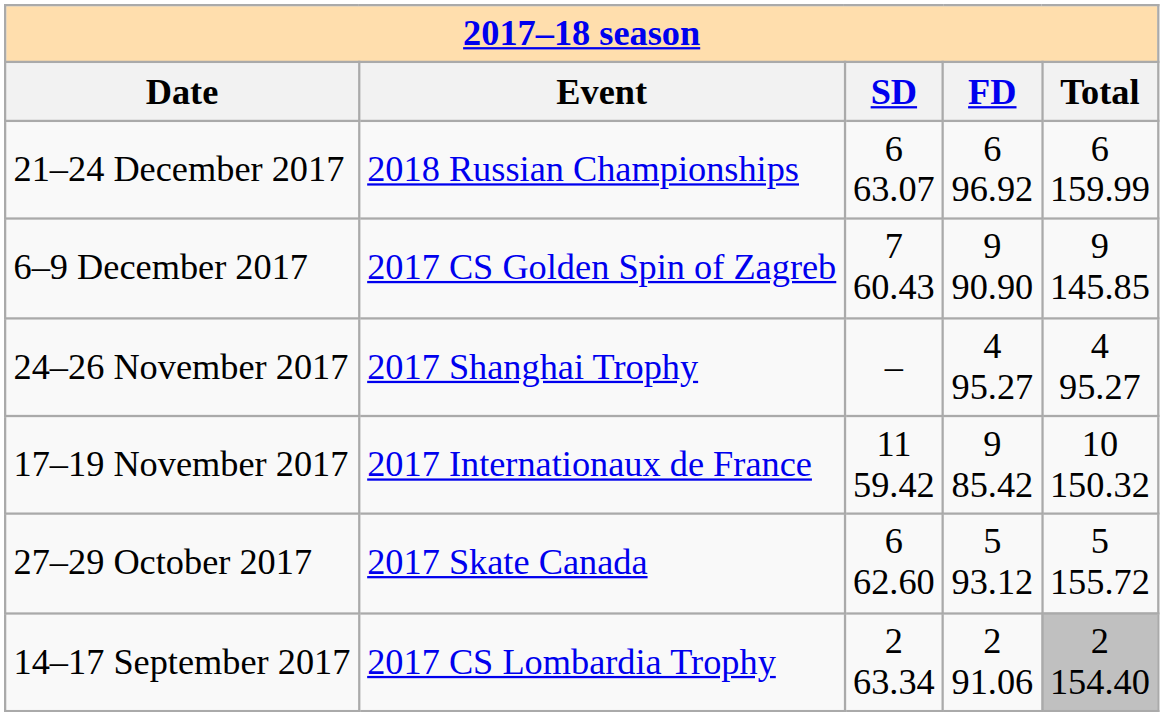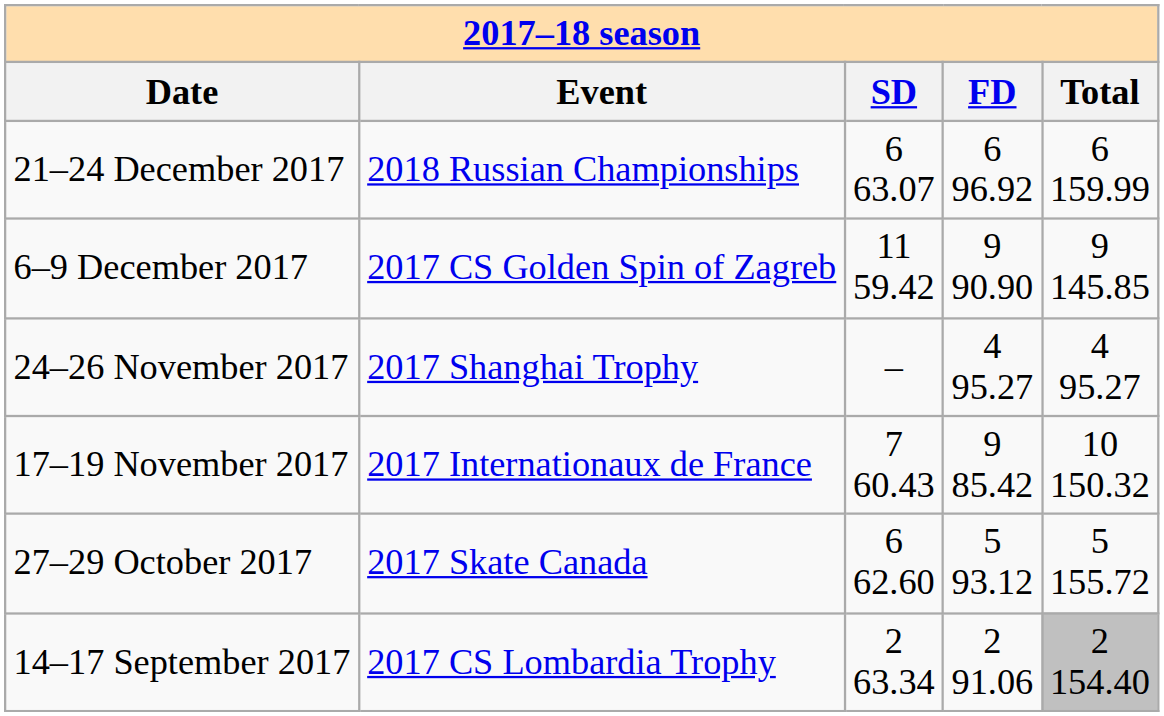(894, 267) 7 60.43 -> (894, 267) 11 59.42
(894, 464) 11 59.42 -> (894, 464) 7 60.43
